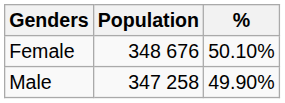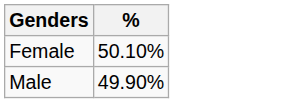- column: (148, 20)
